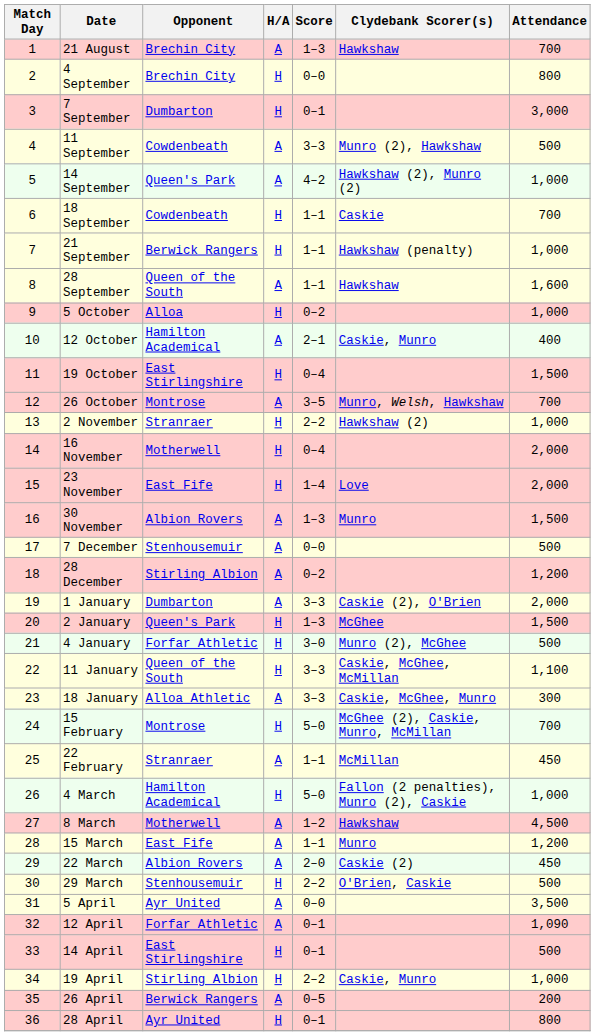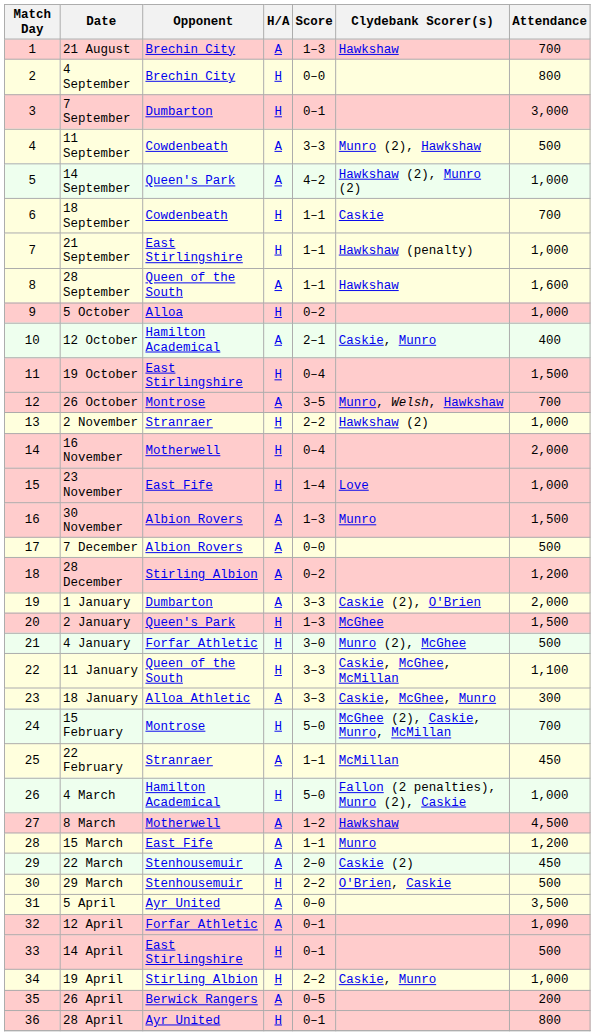(202, 251) Berwick Rangers -> (194, 251) East Stirlingshire
(550, 485) 2,000 -> (550, 485) 1,000
(194, 548) Stenhousemuir -> (194, 548) Albion Rovers
(194, 864) Albion Rovers -> (194, 864) Stenhousemuir
